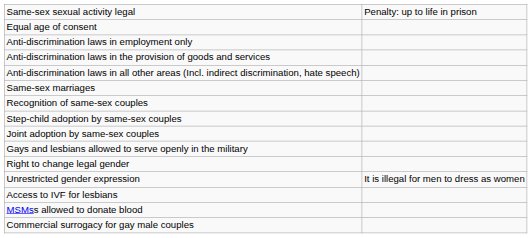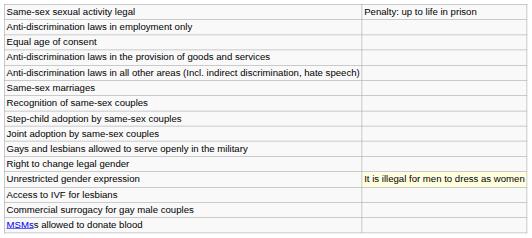rows swapped: (52, 27) <-> (99, 42)
(444, 179) no background -> (444, 179) lightyellow background
rows swapped: (100, 225) <-> (75, 210)
